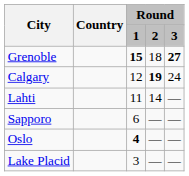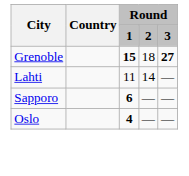- row: (28, 77)
(136, 118) normal -> (129, 98) bold
- row: (39, 160)
